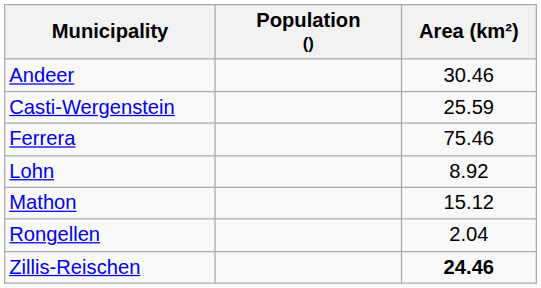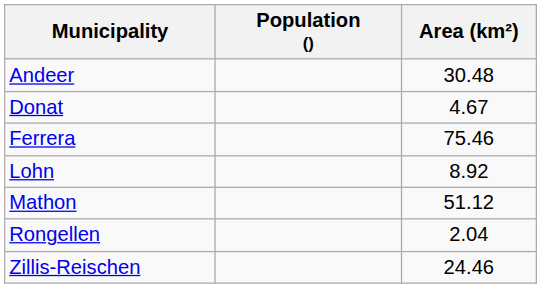(469, 75) 30.46 -> (469, 75) 30.48
- row: (92, 107)
+ row: (36, 107)
(469, 203) 15.12 -> (469, 203) 51.12
(469, 266) bold -> (469, 266) normal
